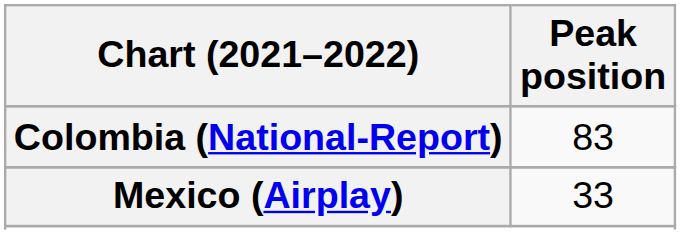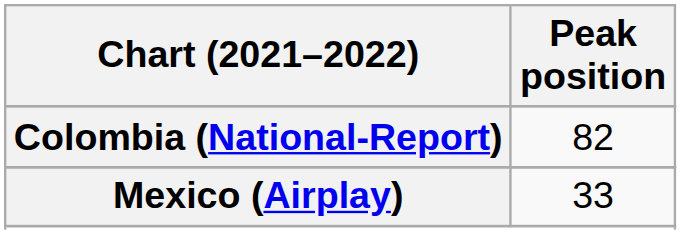(593, 136) 83 -> (593, 136) 82
